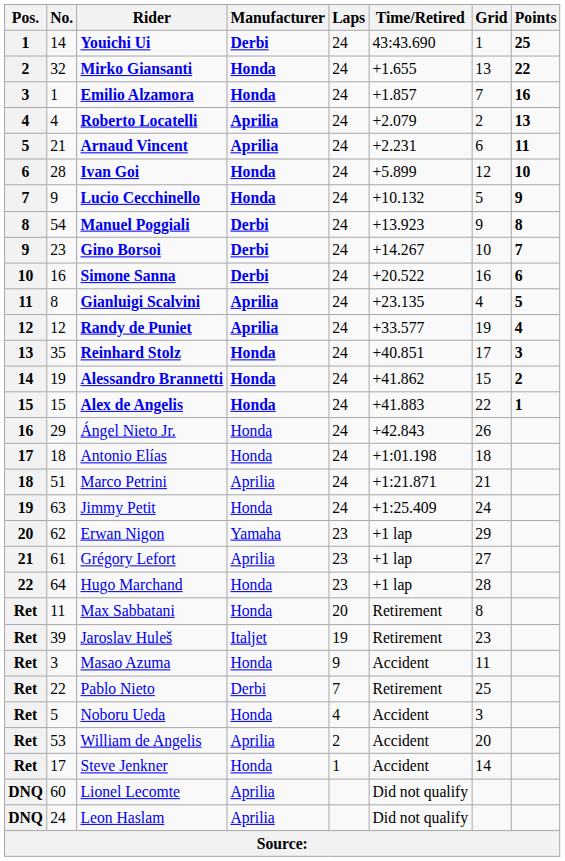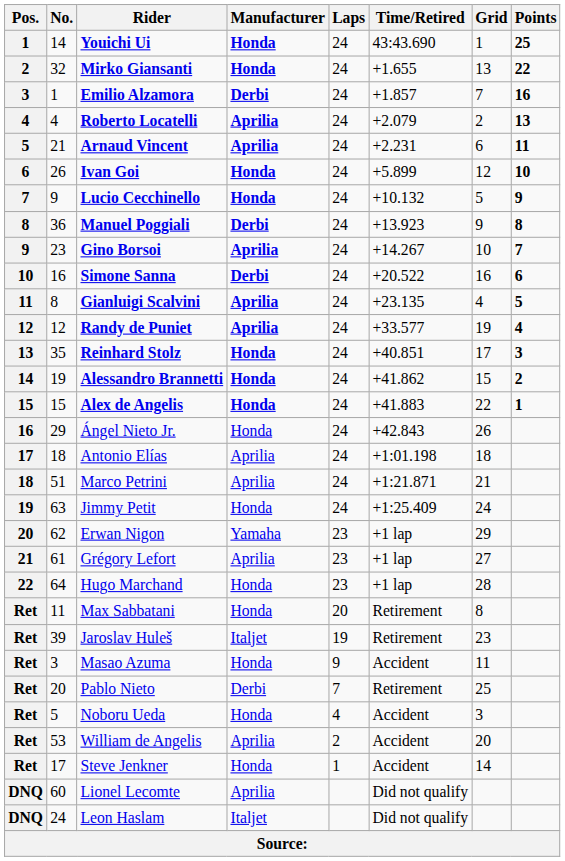(250, 43) Derbi -> (253, 43) Honda
(253, 95) Honda -> (250, 95) Derbi
(58, 172) 28 -> (58, 172) 26
(58, 224) 54 -> (58, 224) 36
(250, 249) Derbi -> (254, 249) Aprilia
(251, 456) Honda -> (253, 456) Aprilia
(58, 688) 22 -> (58, 688) 20
(253, 817) Aprilia -> (249, 817) Italjet
